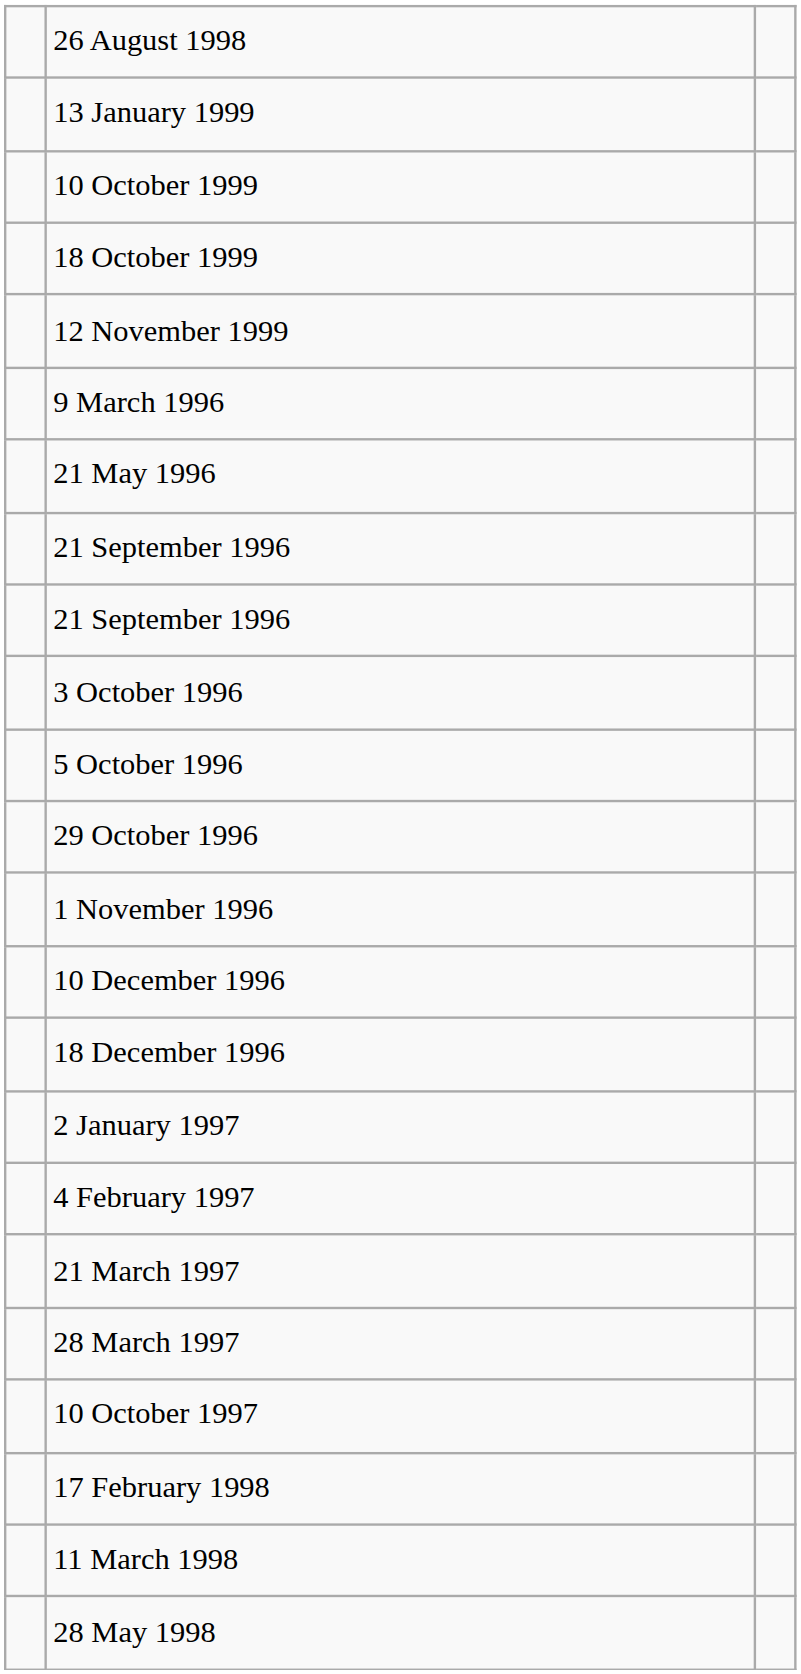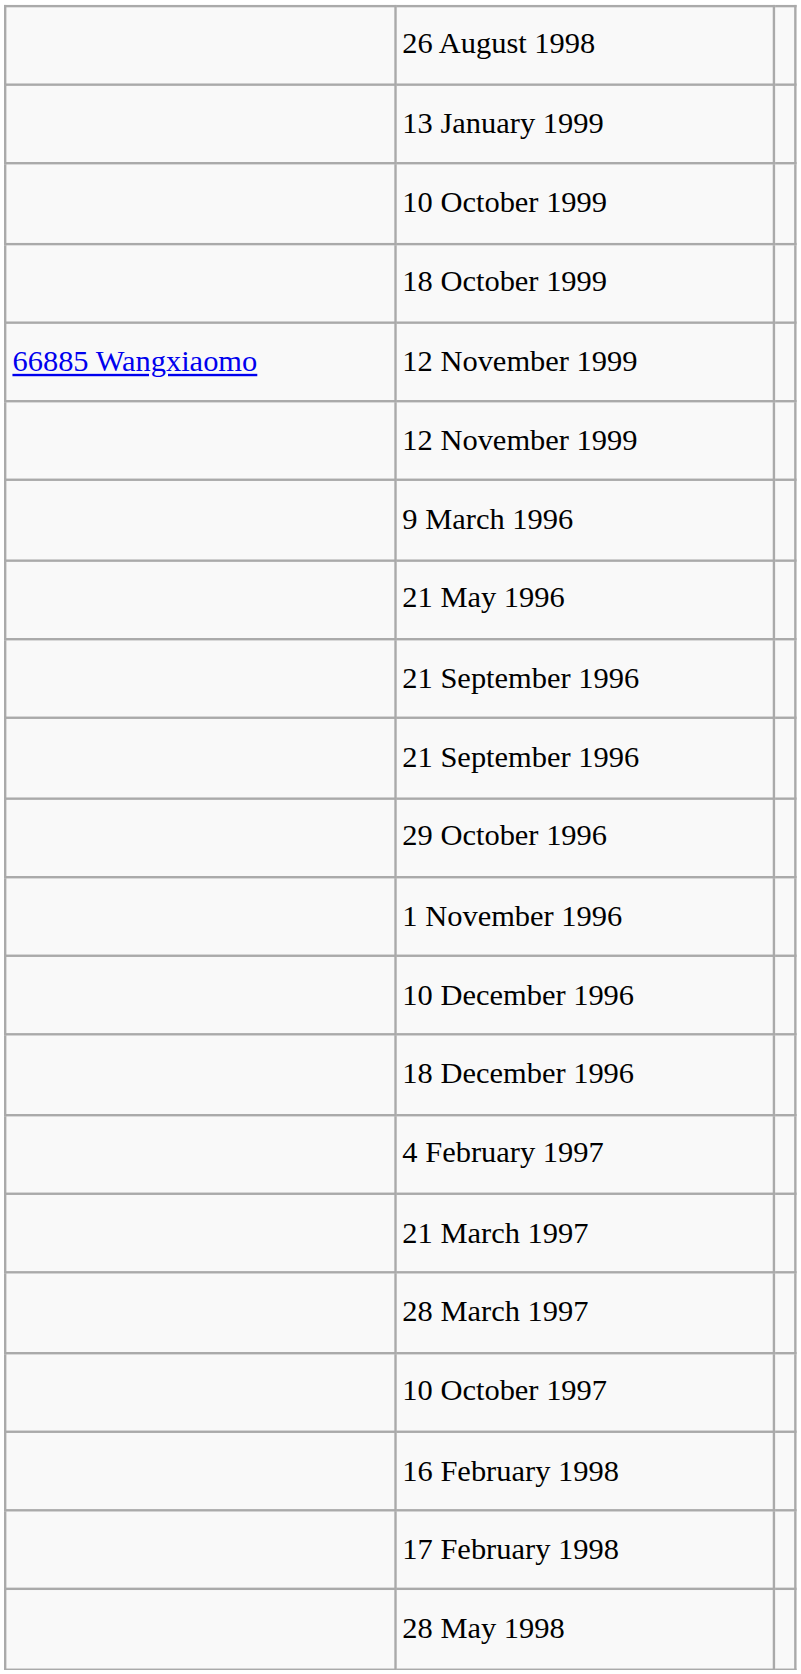+ row: (135, 361)
- row: (26, 693)
- row: (26, 765)
- row: (26, 1127)
+ row: (200, 1471)
- row: (26, 1561)
